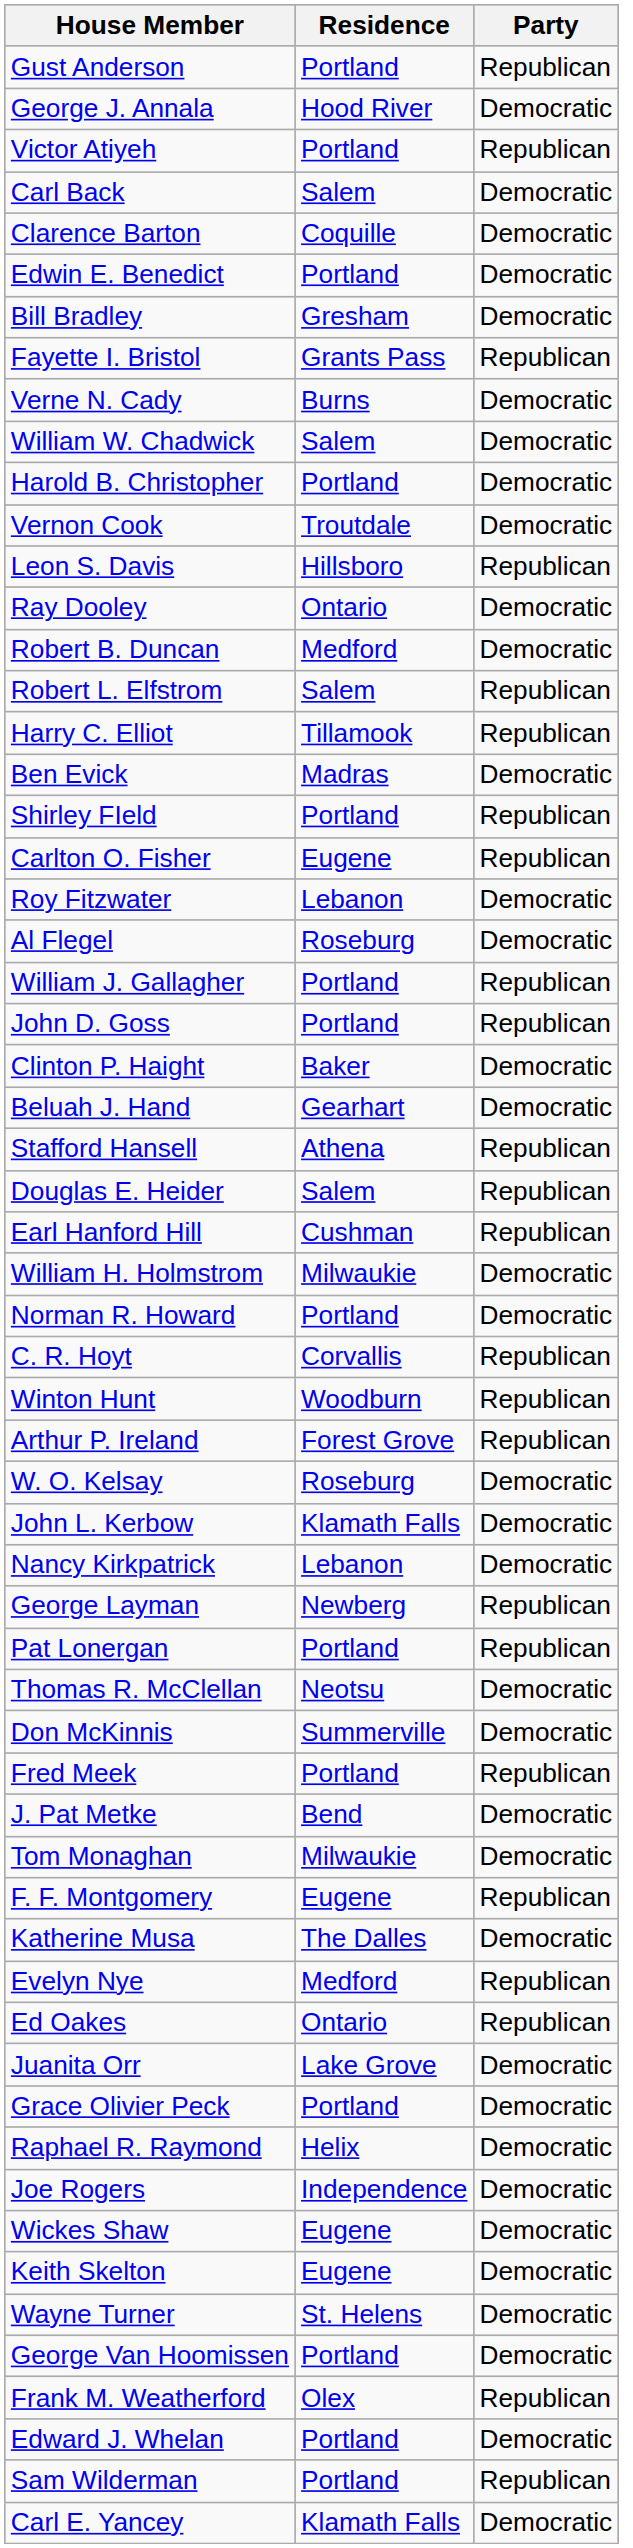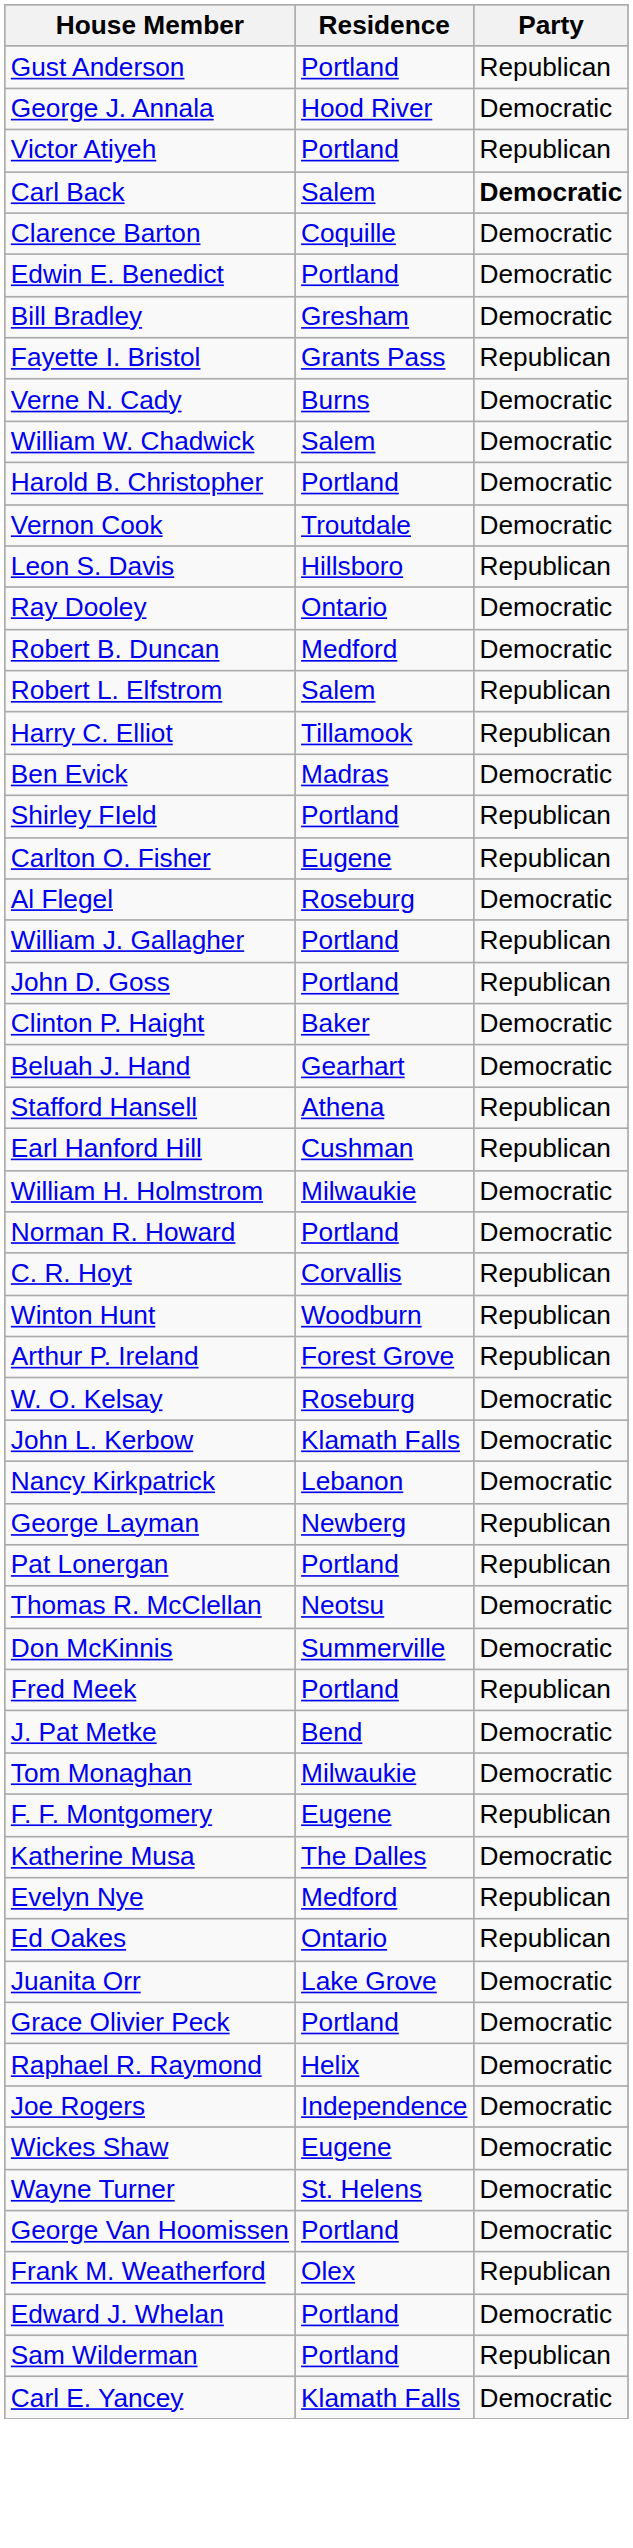(546, 191) normal -> (551, 191) bold
- row: (91, 899)
- row: (117, 1190)
- row: (88, 2272)
